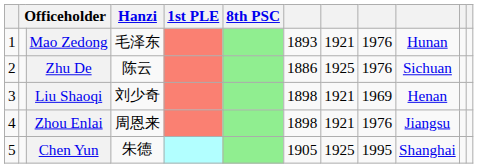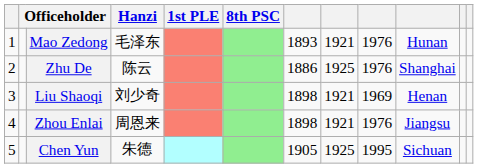(427, 69) Sichuan -> (427, 69) Shanghai
(427, 149) Shanghai -> (427, 149) Sichuan
